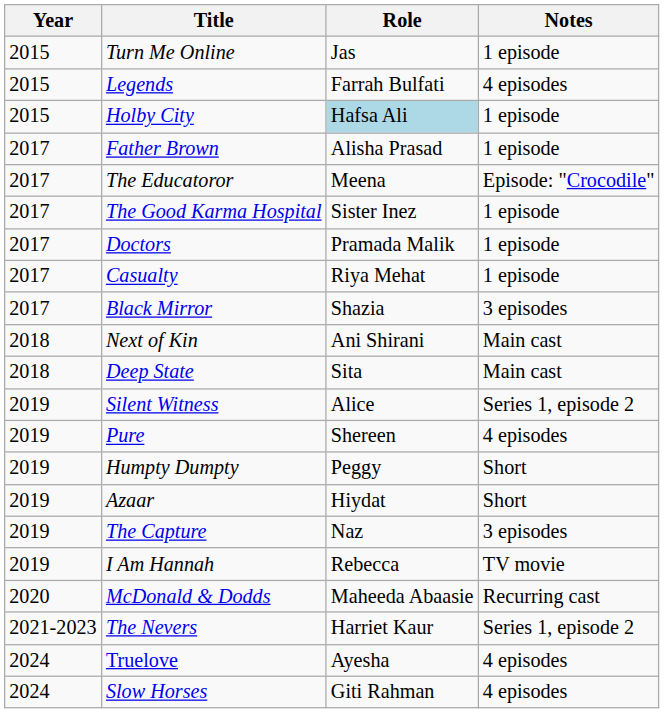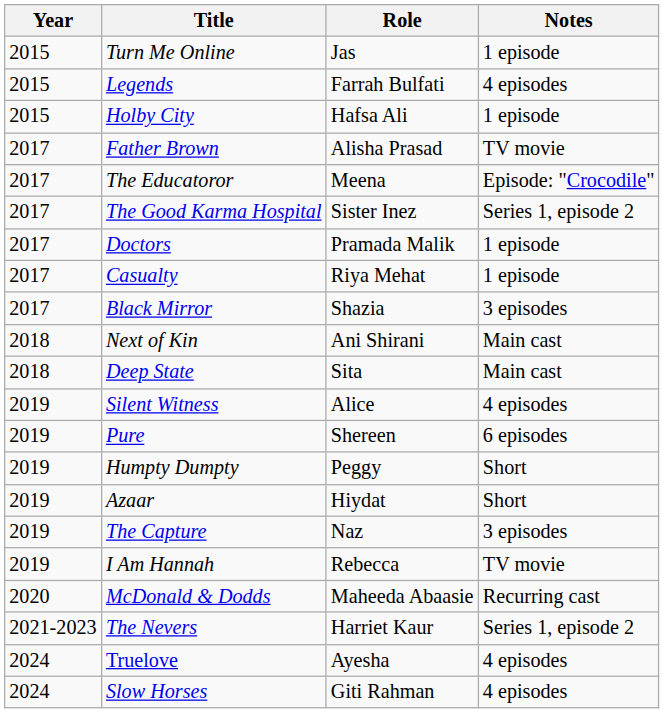(369, 116) lightblue background -> (369, 116) no background
(521, 148) 1 episode -> (524, 148) TV movie
(521, 212) 1 episode -> (558, 212) Series 1, episode 2
(558, 404) Series 1, episode 2 -> (525, 404) 4 episodes
(525, 436) 4 episodes -> (525, 436) 6 episodes
